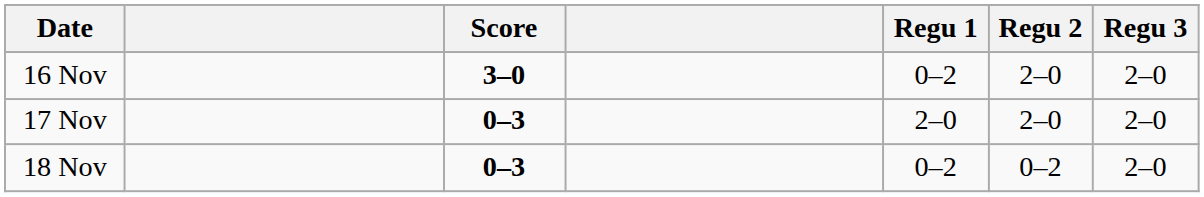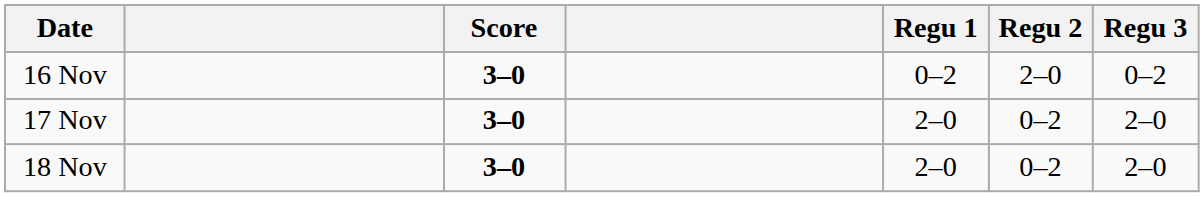(1145, 74) 2–0 -> (1145, 74) 0–2
(504, 121) 0–3 -> (504, 121) 3–0
(1040, 121) 2–0 -> (1040, 121) 0–2
(504, 167) 0–3 -> (504, 167) 3–0
(936, 167) 0–2 -> (936, 167) 2–0
